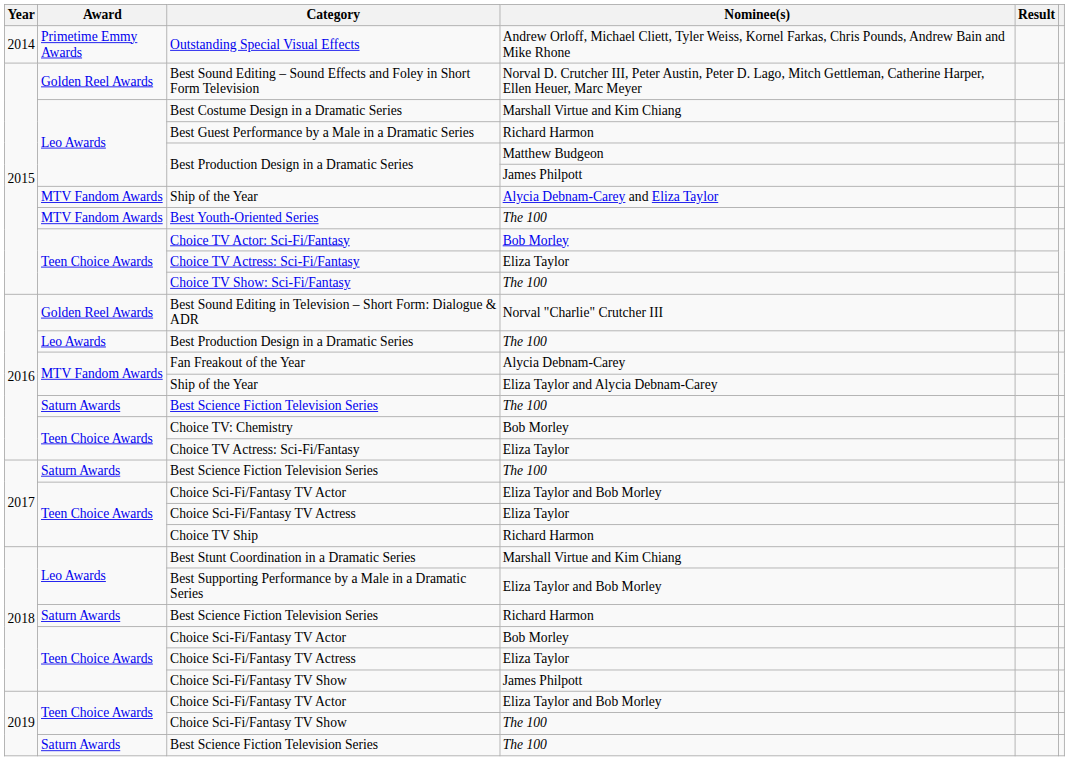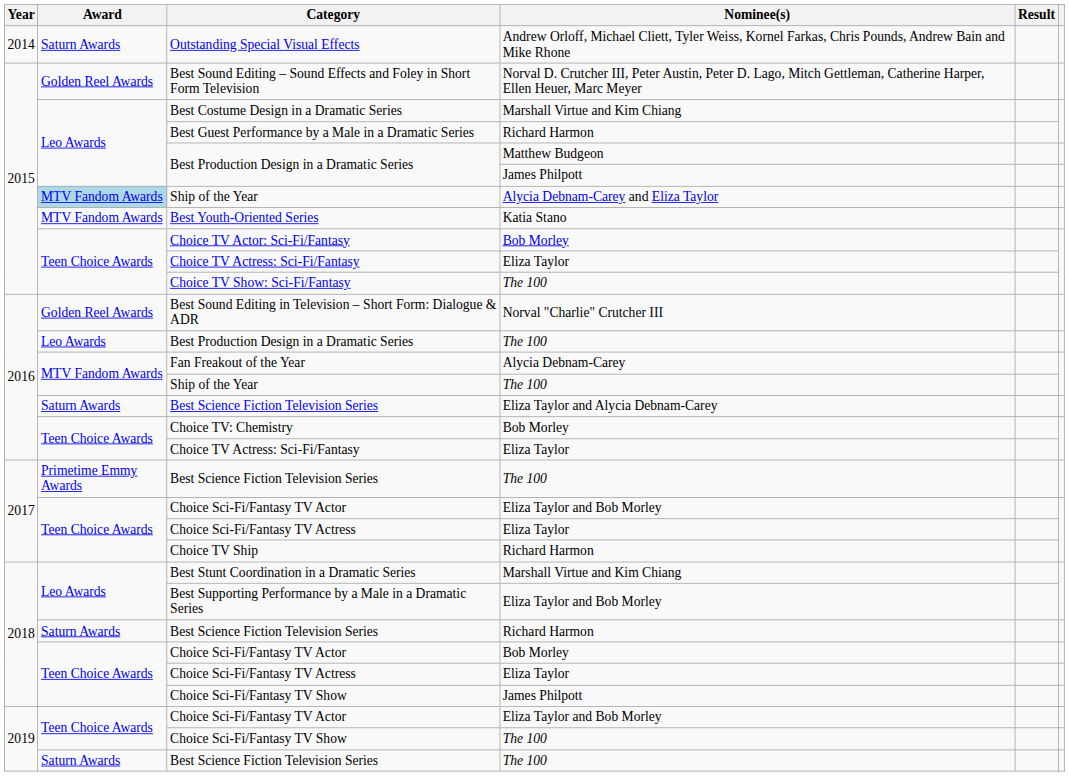(89, 44) Primetime Emmy Awards -> (81, 44) Saturn Awards
(102, 196) no background -> (102, 196) lightblue background
(525, 218) The 100 -> (535, 218) Katia Stano
(610, 384) Eliza Taylor and Alycia Debnam-Carey -> (525, 384) The 100
(525, 406) The 100 -> (610, 406) Eliza Taylor and Alycia Debnam-Carey
(81, 470) Saturn Awards -> (89, 478) Primetime Emmy Awards
